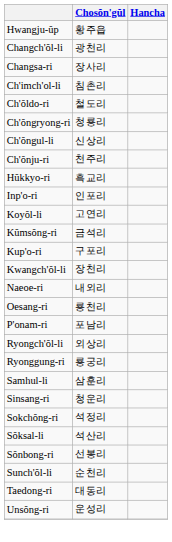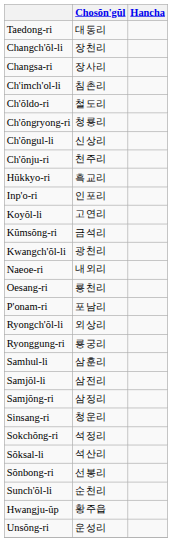rows swapped: (33, 30) <-> (29, 491)
(91, 48) 광천리 -> (91, 48) 장천리
- row: (24, 251)
(91, 269) 장천리 -> (91, 251) 광천리
+ row: (26, 380)
+ row: (30, 399)
